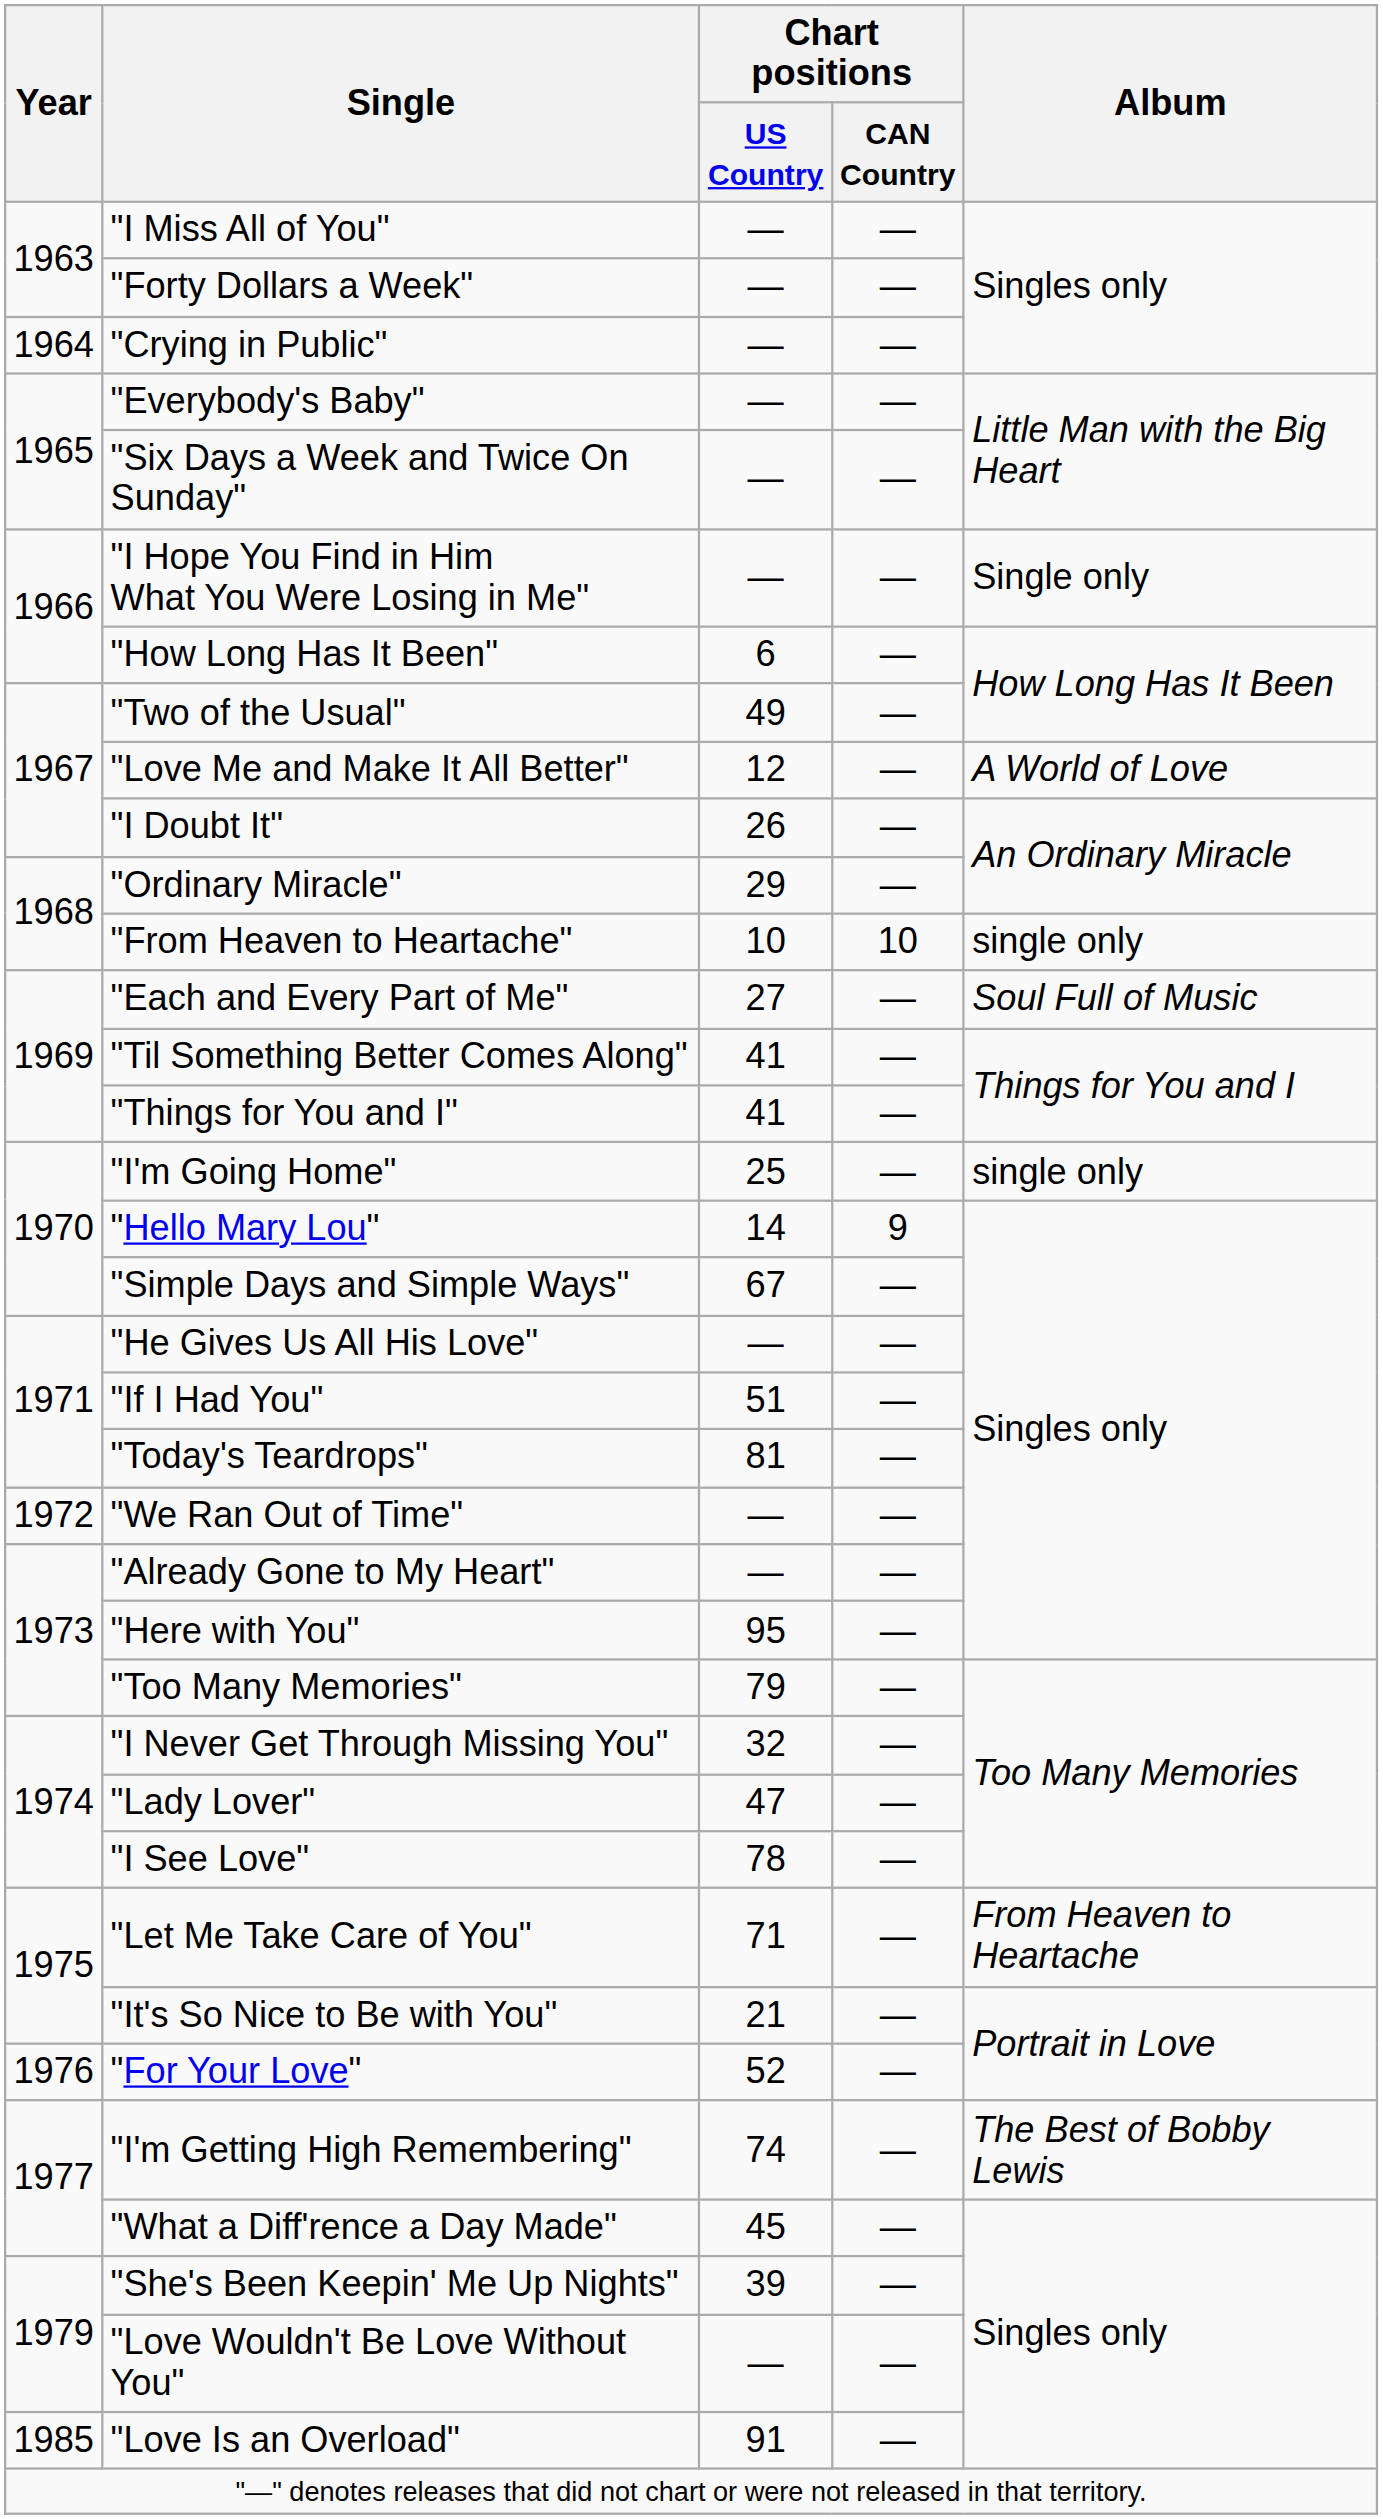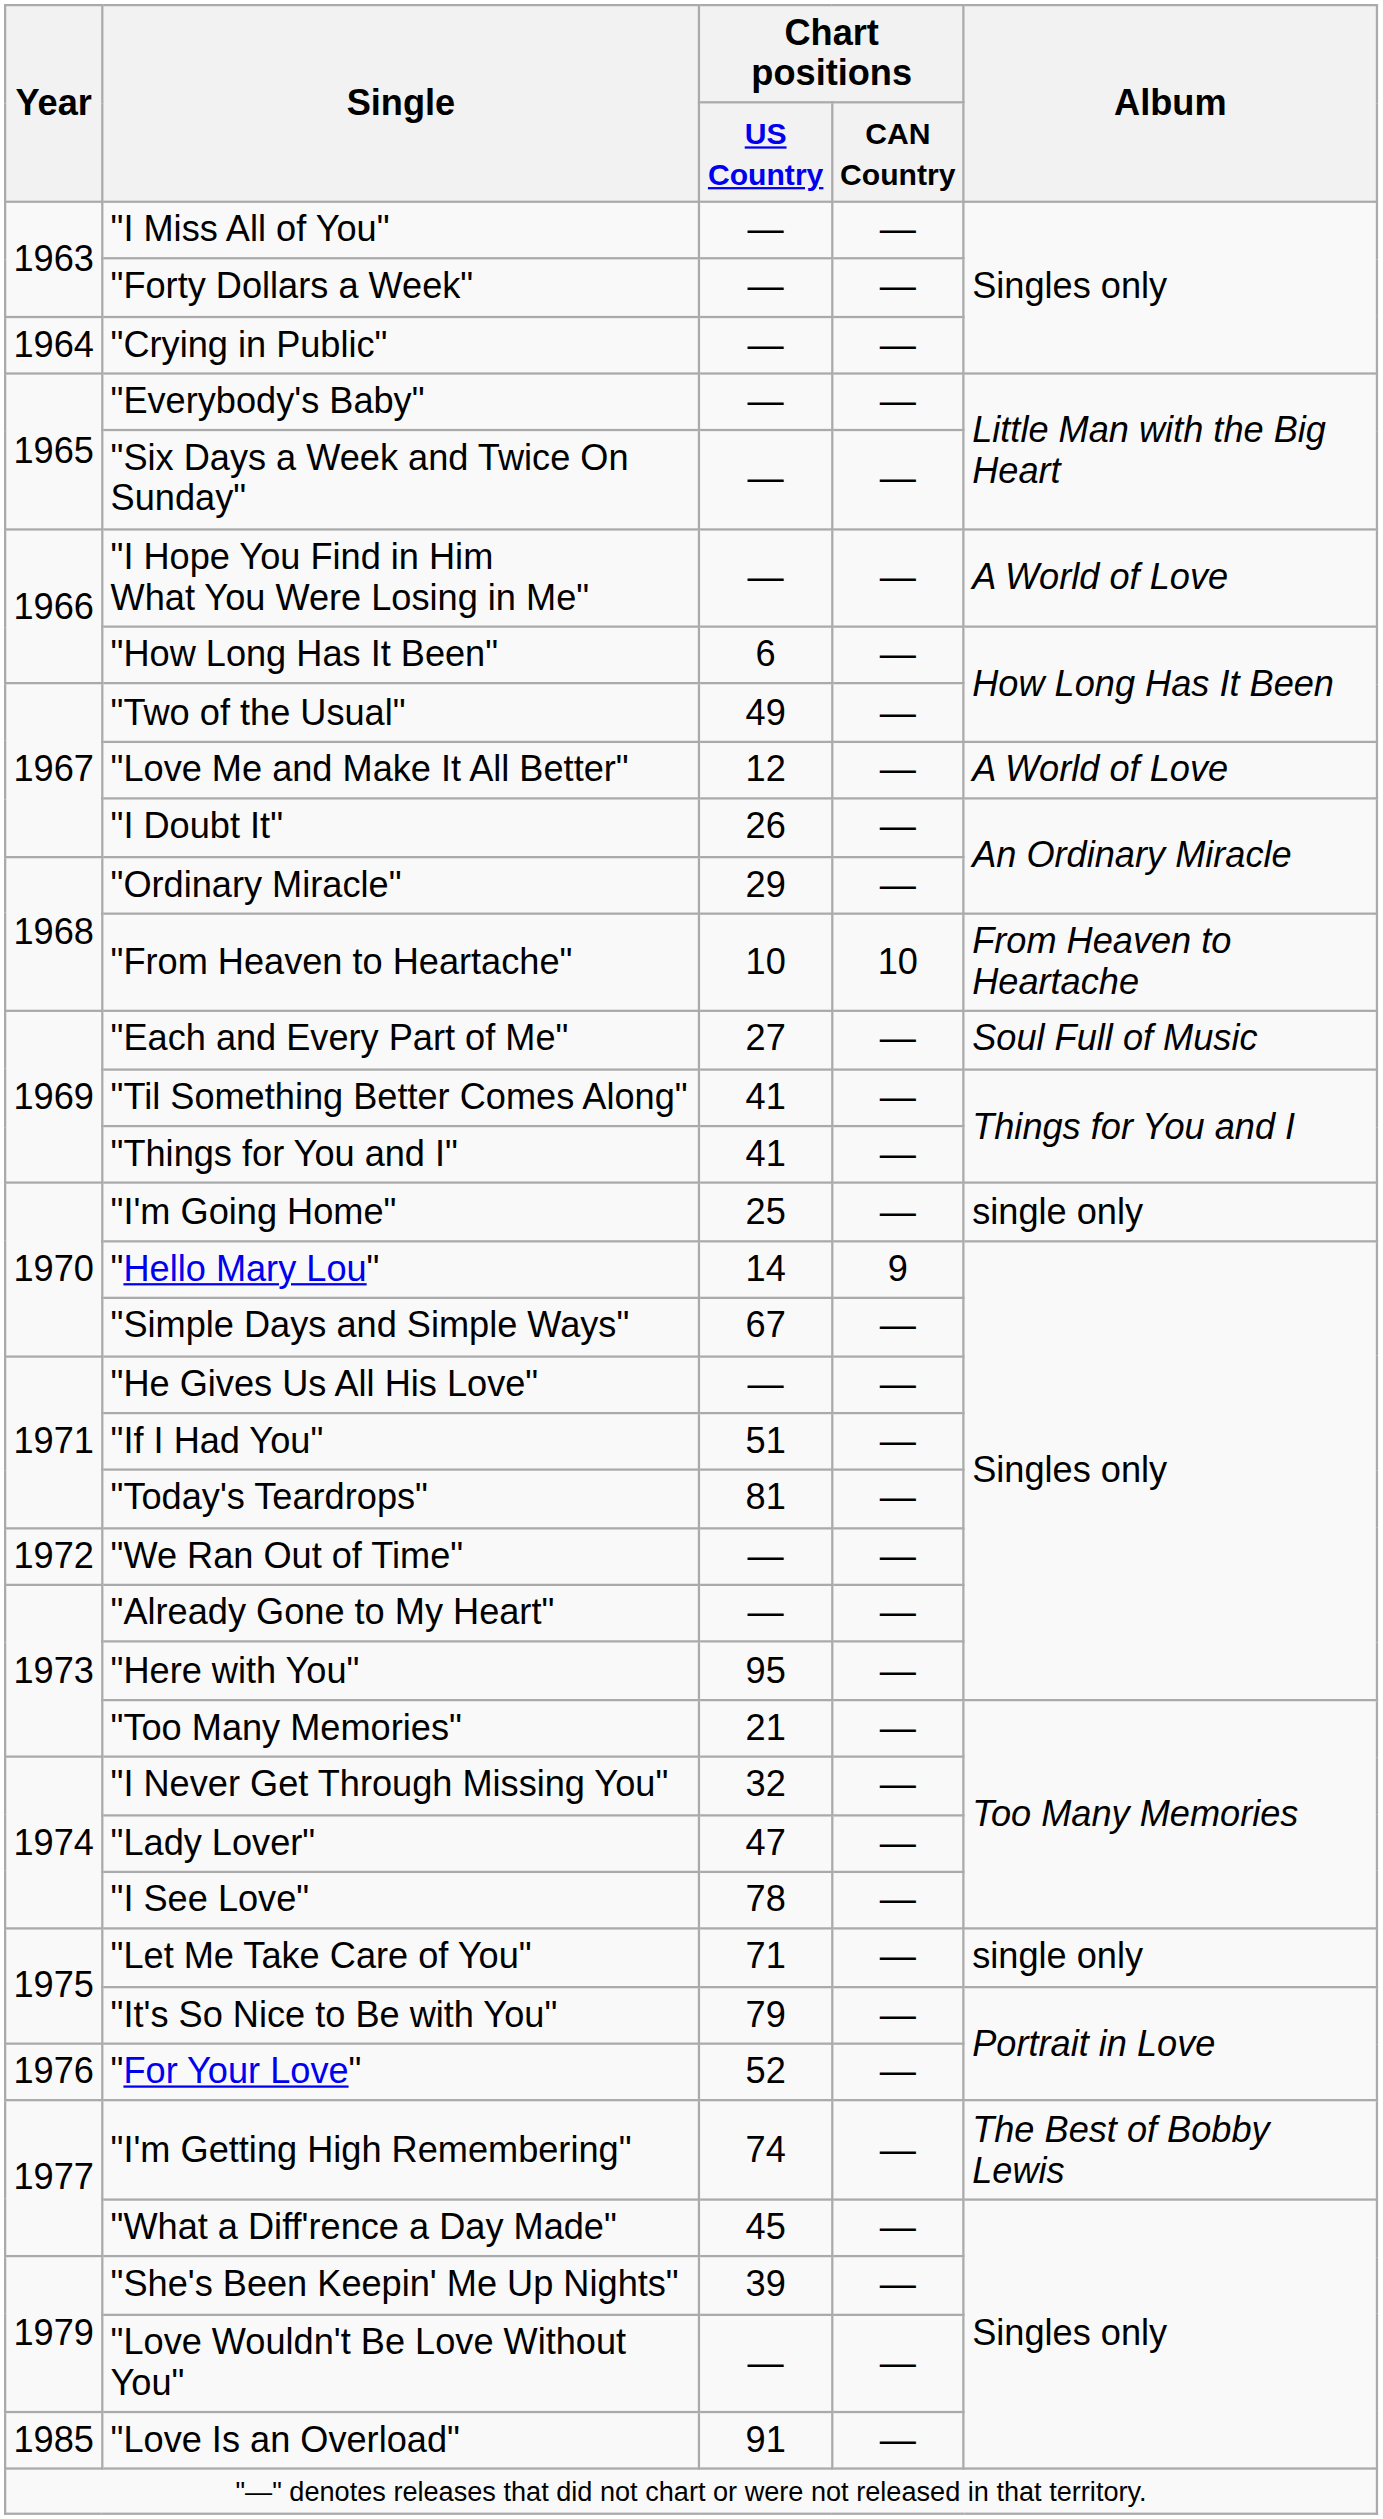(1061, 576) Single only -> (1100, 576) A World of Love
(1058, 941) single only -> (1102, 961) From Heaven to Heartache
(766, 1686) 79 -> (766, 1727) 21
(1102, 1936) From Heaven to Heartache -> (1058, 1956) single only
(766, 2014) 21 -> (766, 2014) 79
